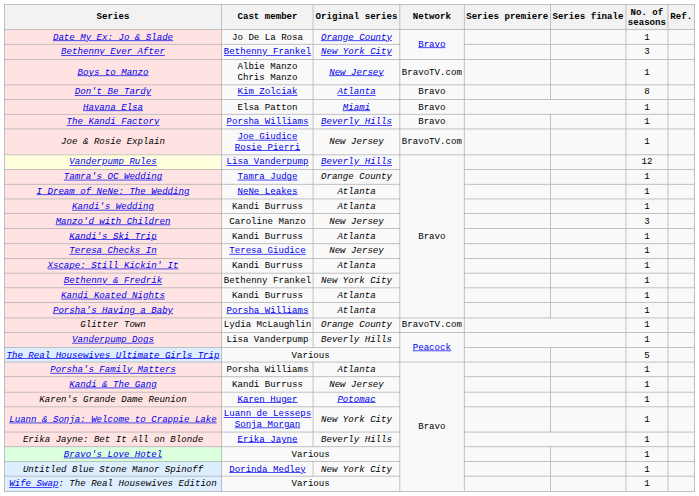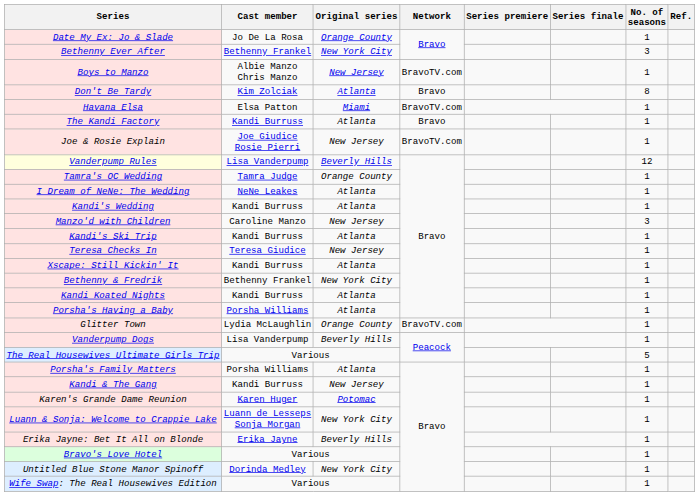(432, 107) Bravo -> (432, 107) BravoTV.com
(268, 122) Porsha Williams -> (268, 122) Kandi Burruss
(356, 122) Beverly Hills -> (356, 122) Atlanta
